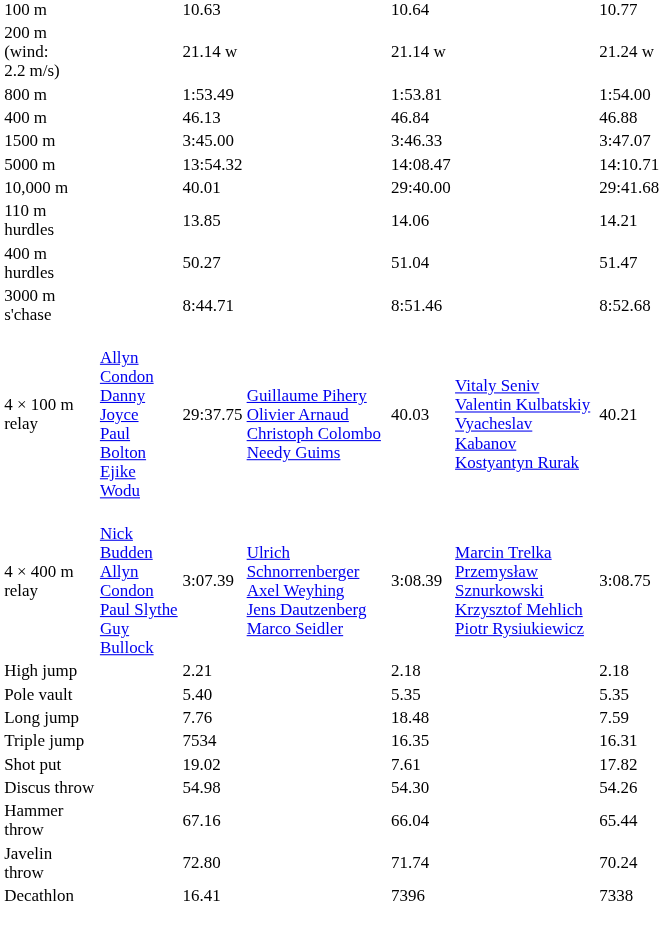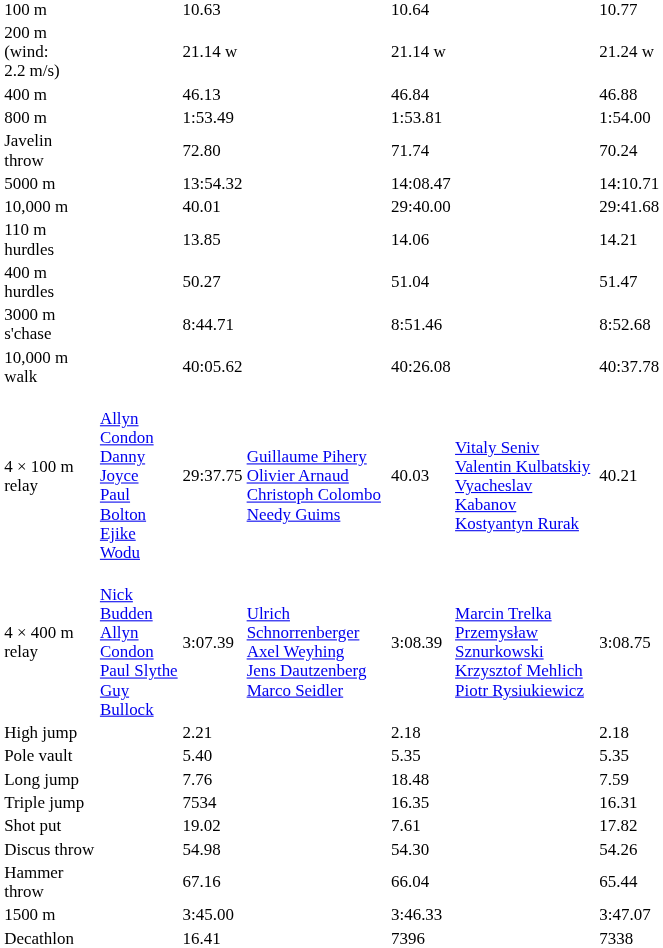rows swapped: (26, 117) <-> (26, 94)
rows swapped: (30, 141) <-> (28, 862)
+ row: (36, 366)
